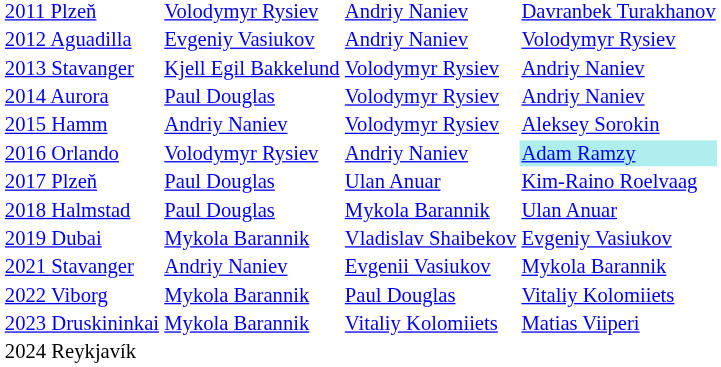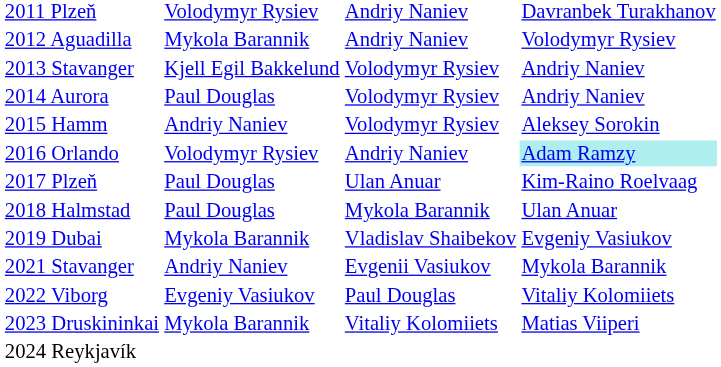(239, 39) Evgeniy Vasiukov -> (237, 39) Mykola Barannik
(237, 295) Mykola Barannik -> (239, 295) Evgeniy Vasiukov
